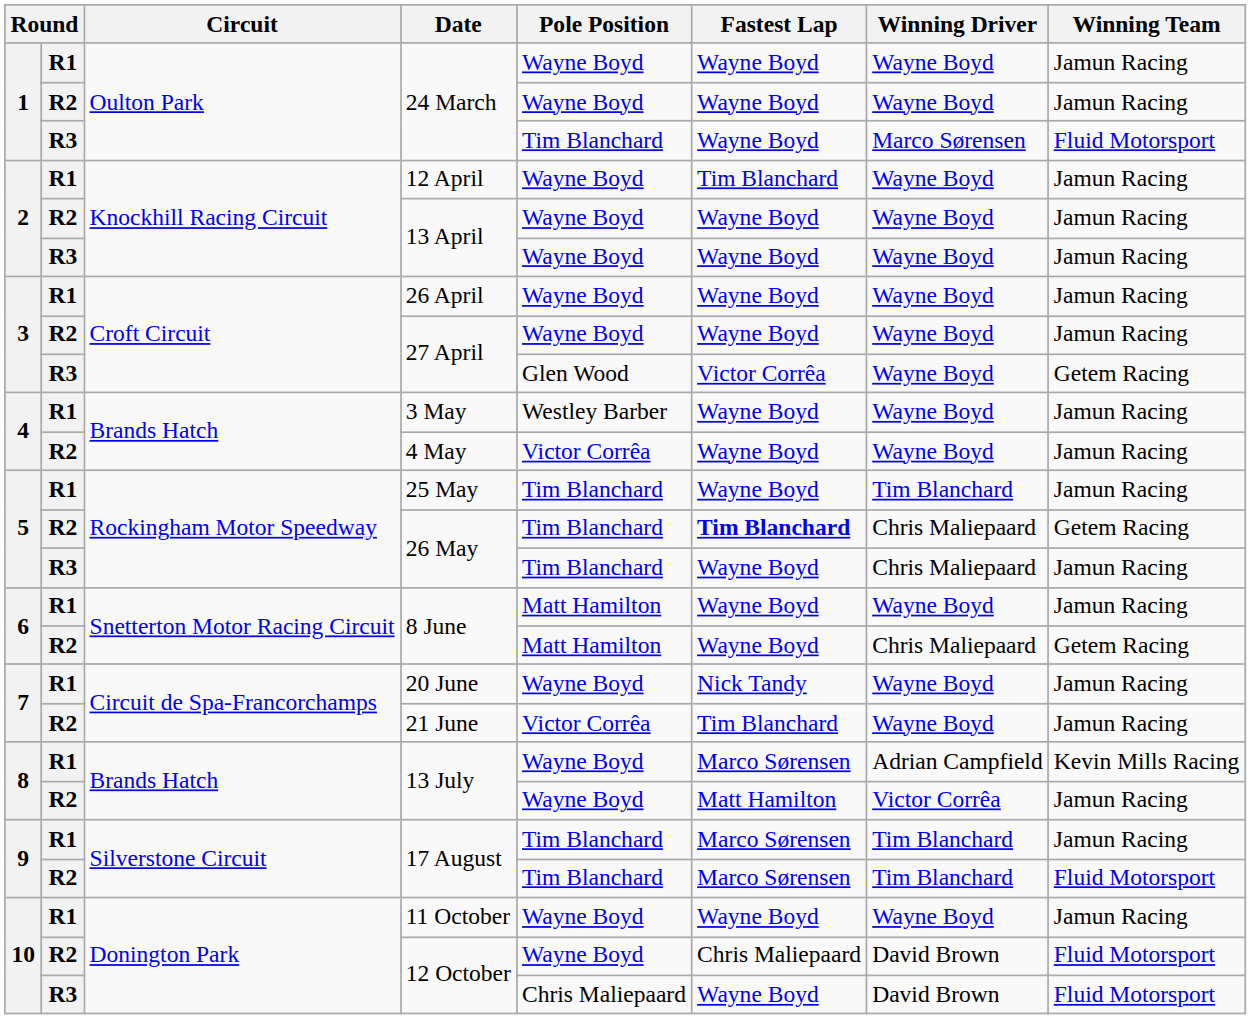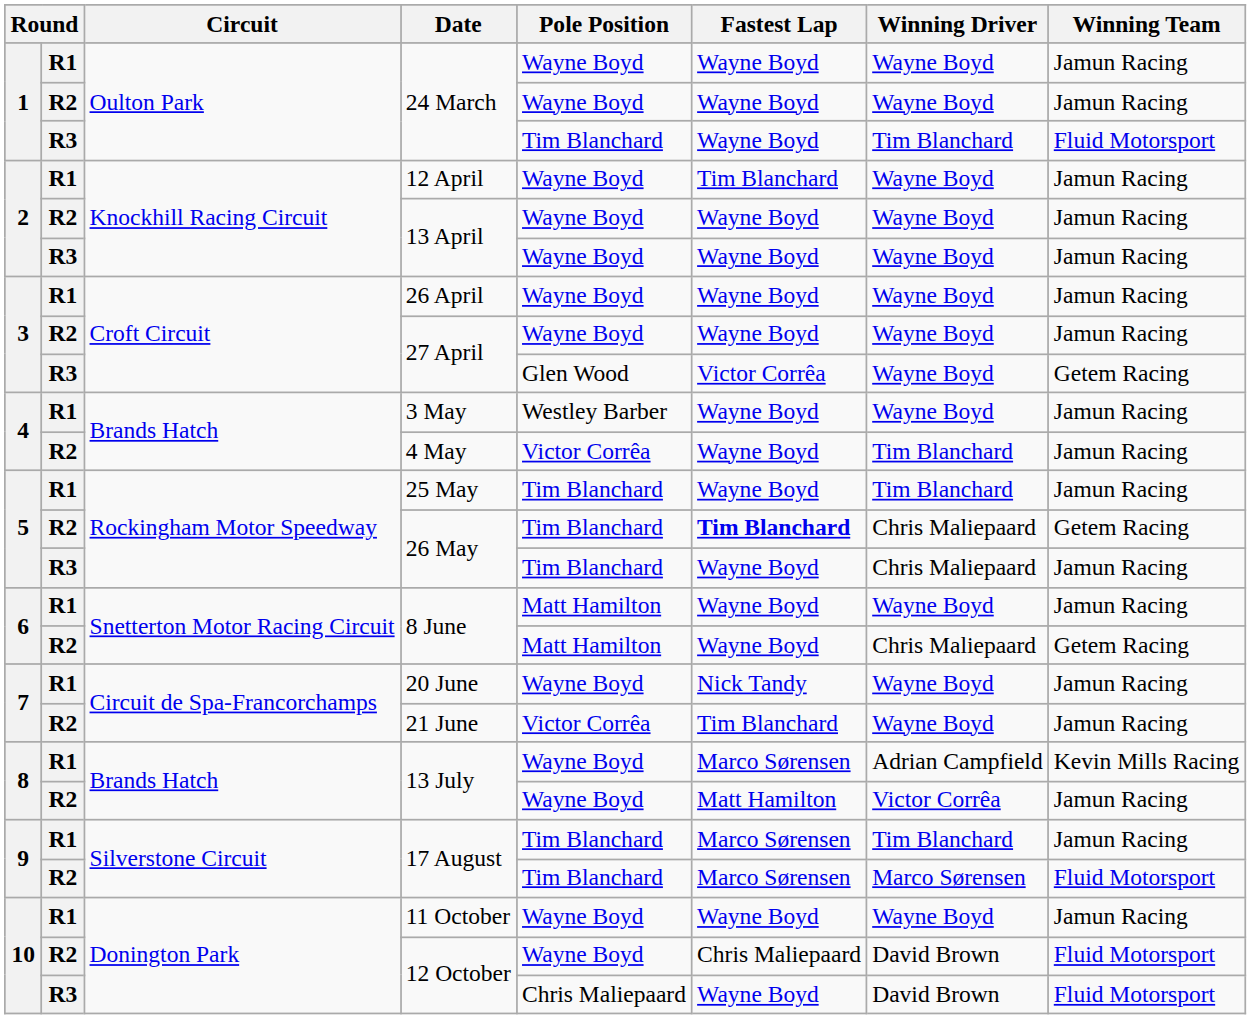(949, 139) Marco Sørensen -> (943, 139) Tim Blanchard
(933, 450) Wayne Boyd -> (943, 450) Tim Blanchard
(943, 877) Tim Blanchard -> (949, 877) Marco Sørensen
